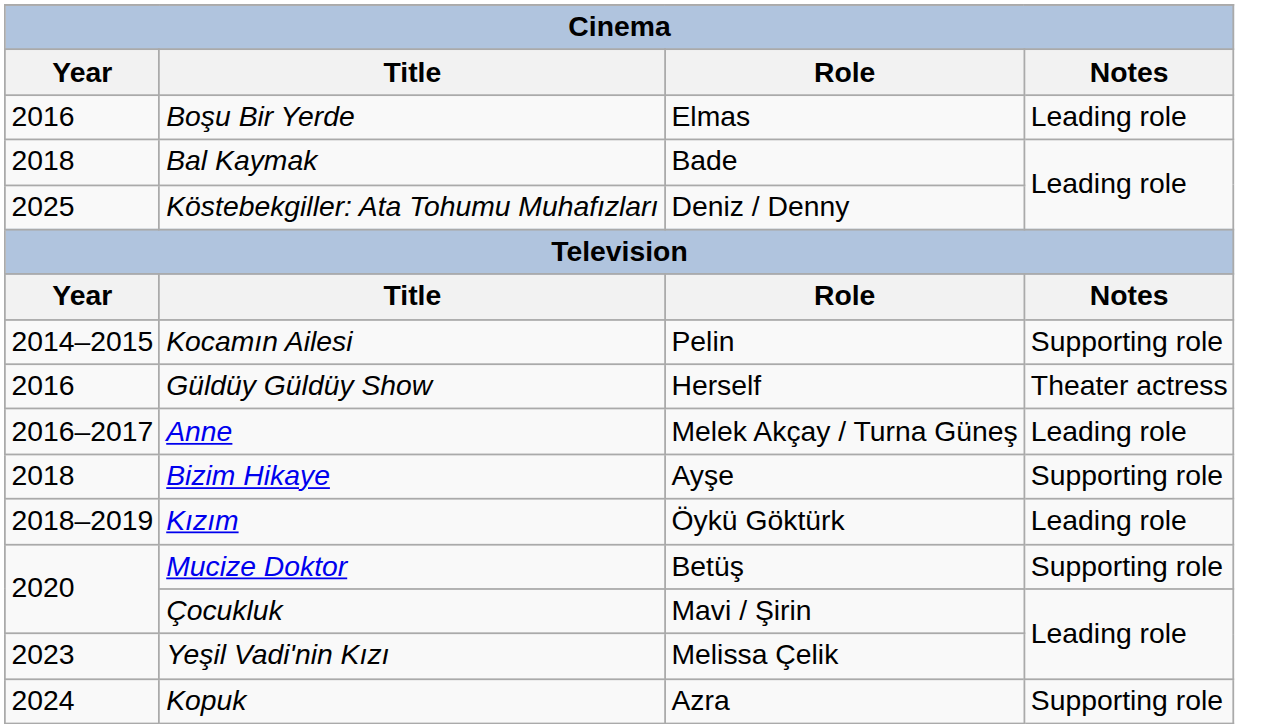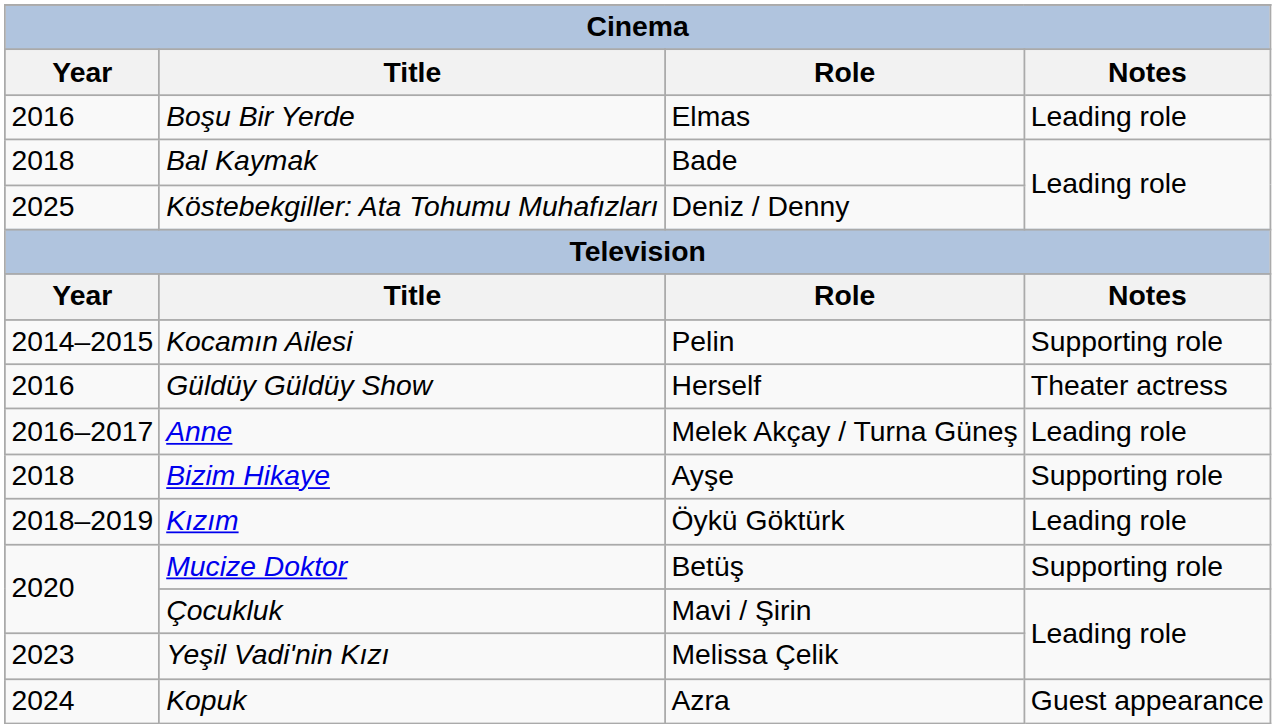(1127, 700) Supporting role -> (1147, 700) Guest appearance
